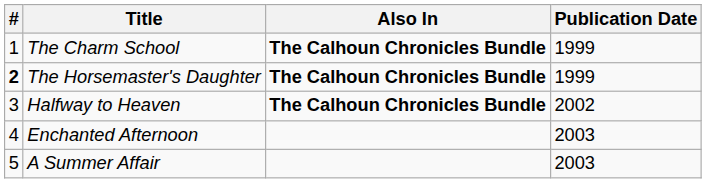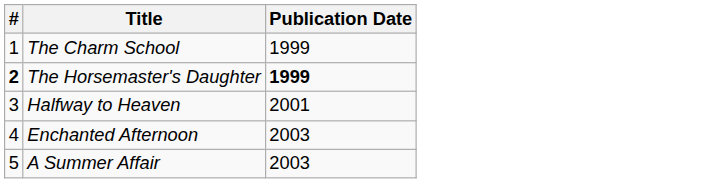- column: (408, 18)
(575, 76) normal -> (290, 76) bold
(575, 105) 2002 -> (290, 105) 2001
